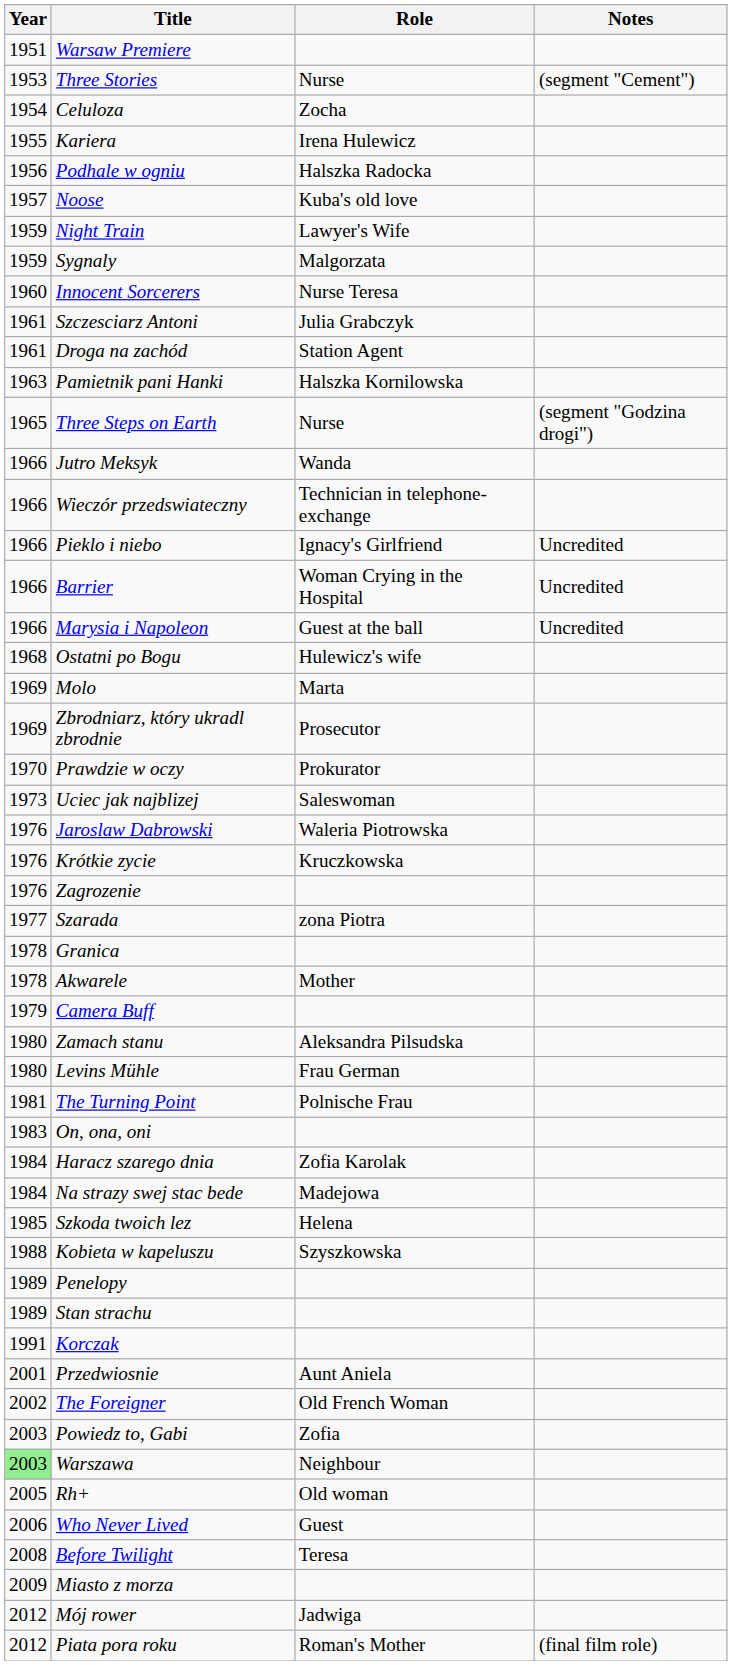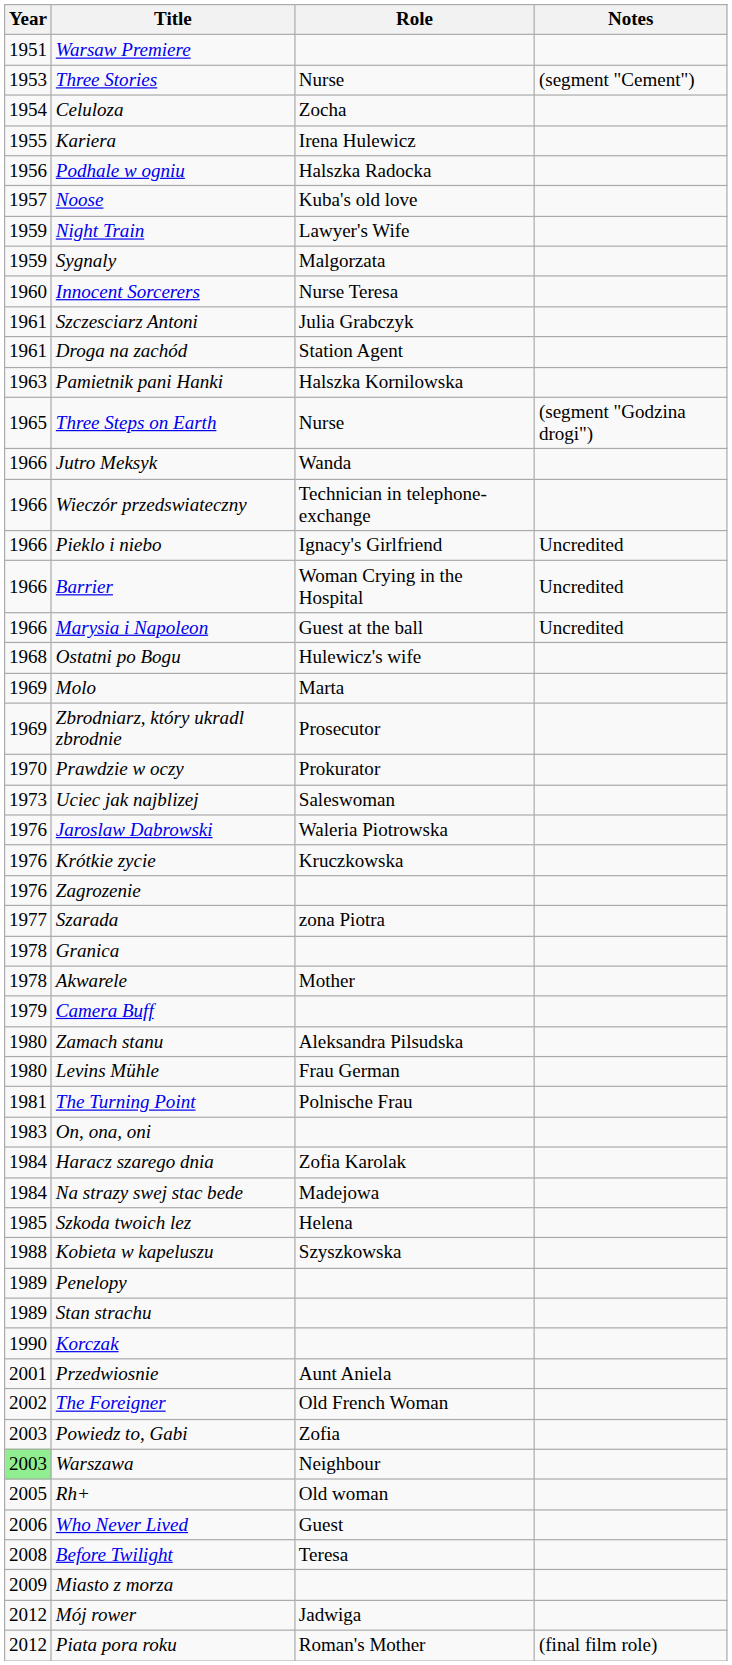(28, 1343) 1991 -> (28, 1343) 1990
